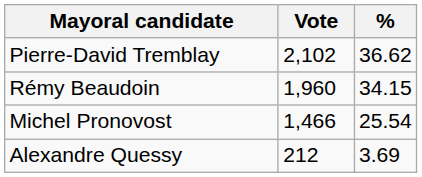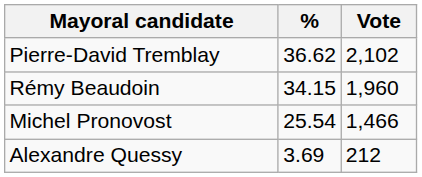columns swapped: (316, 21) <-> (385, 21)
